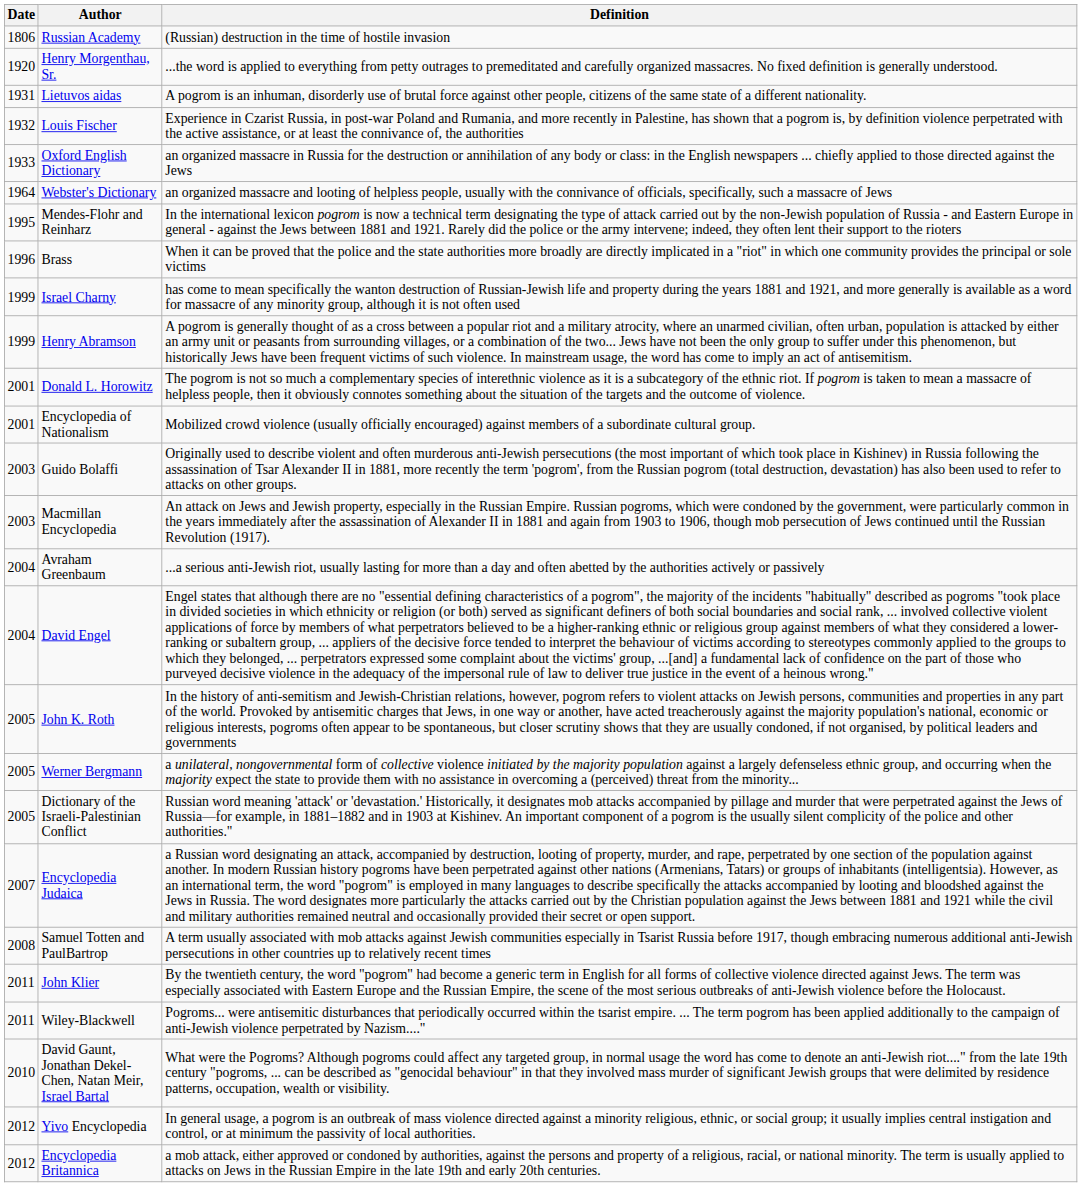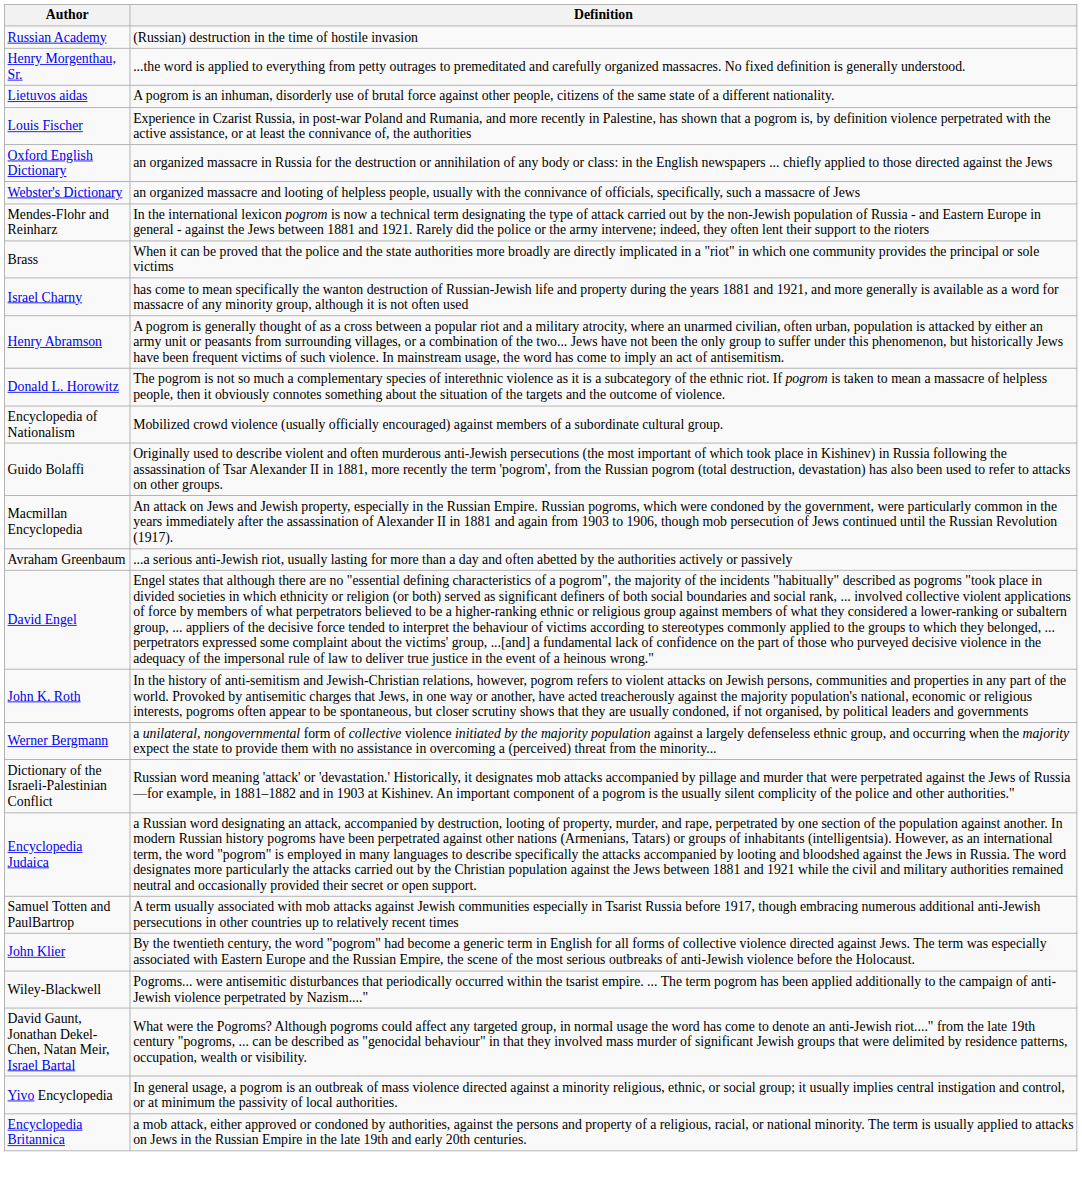- column: (21, 15)
